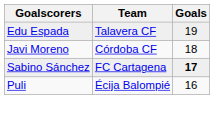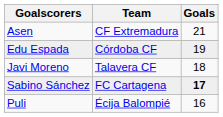+ row: (20, 31)
(126, 31) Talavera CF -> (126, 49) Córdoba CF
(126, 49) Córdoba CF -> (126, 67) Talavera CF
